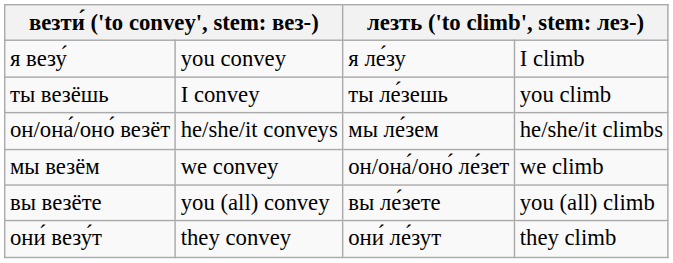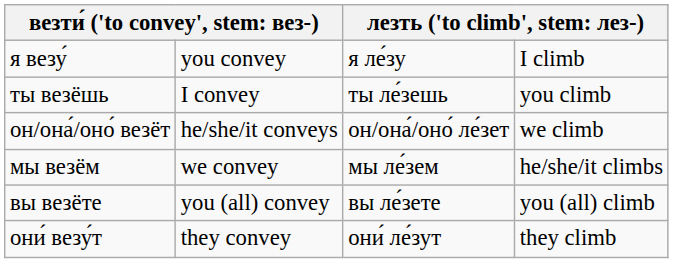(393, 130) мы ле́зем -> (429, 130) он/она́/оно́ ле́зет
(591, 130) he/she/it climbs -> (562, 130) we climb
(429, 166) он/она́/оно́ ле́зет -> (393, 166) мы ле́зем
(562, 166) we climb -> (591, 166) he/she/it climbs
